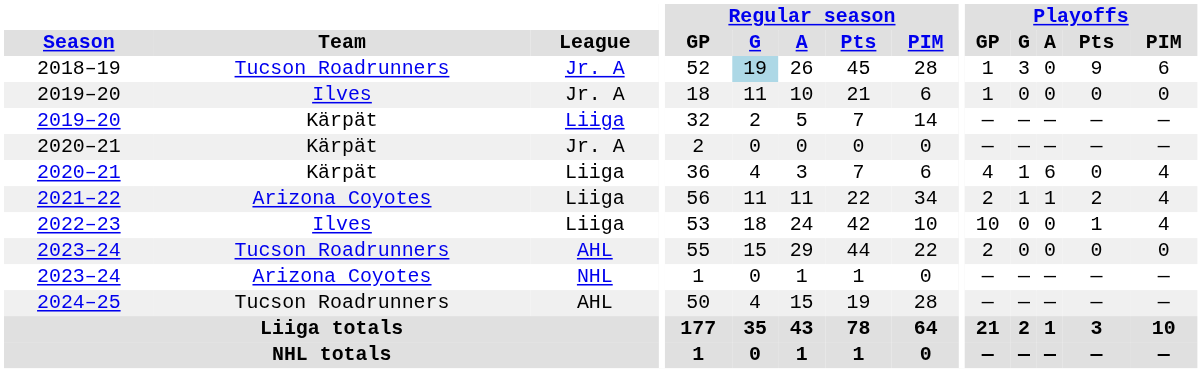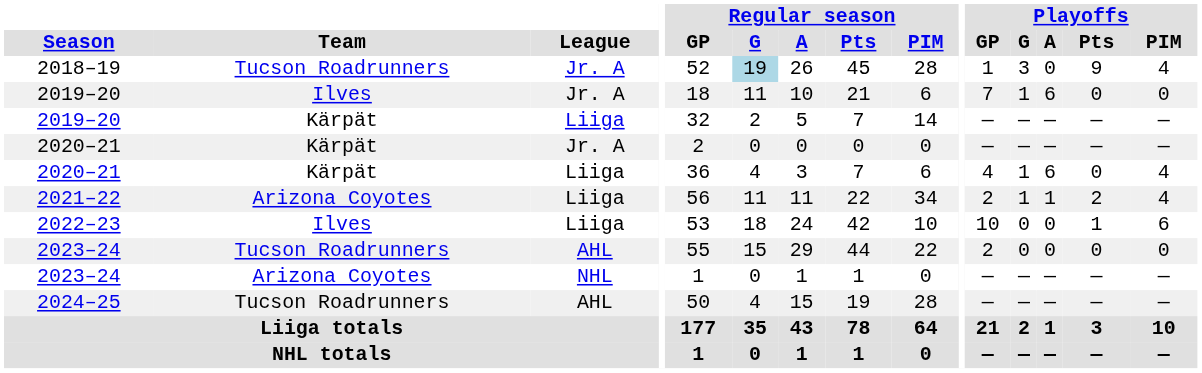(1164, 69) 6 -> (1164, 69) 4
(988, 95) 1 -> (988, 95) 7
(1024, 95) 0 -> (1024, 95) 1
(1050, 95) 0 -> (1050, 95) 6
(1164, 225) 4 -> (1164, 225) 6
